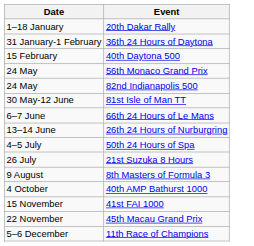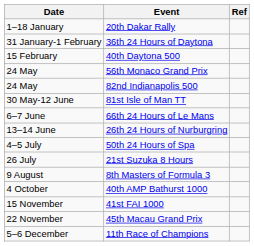+ column: (239, 11)
